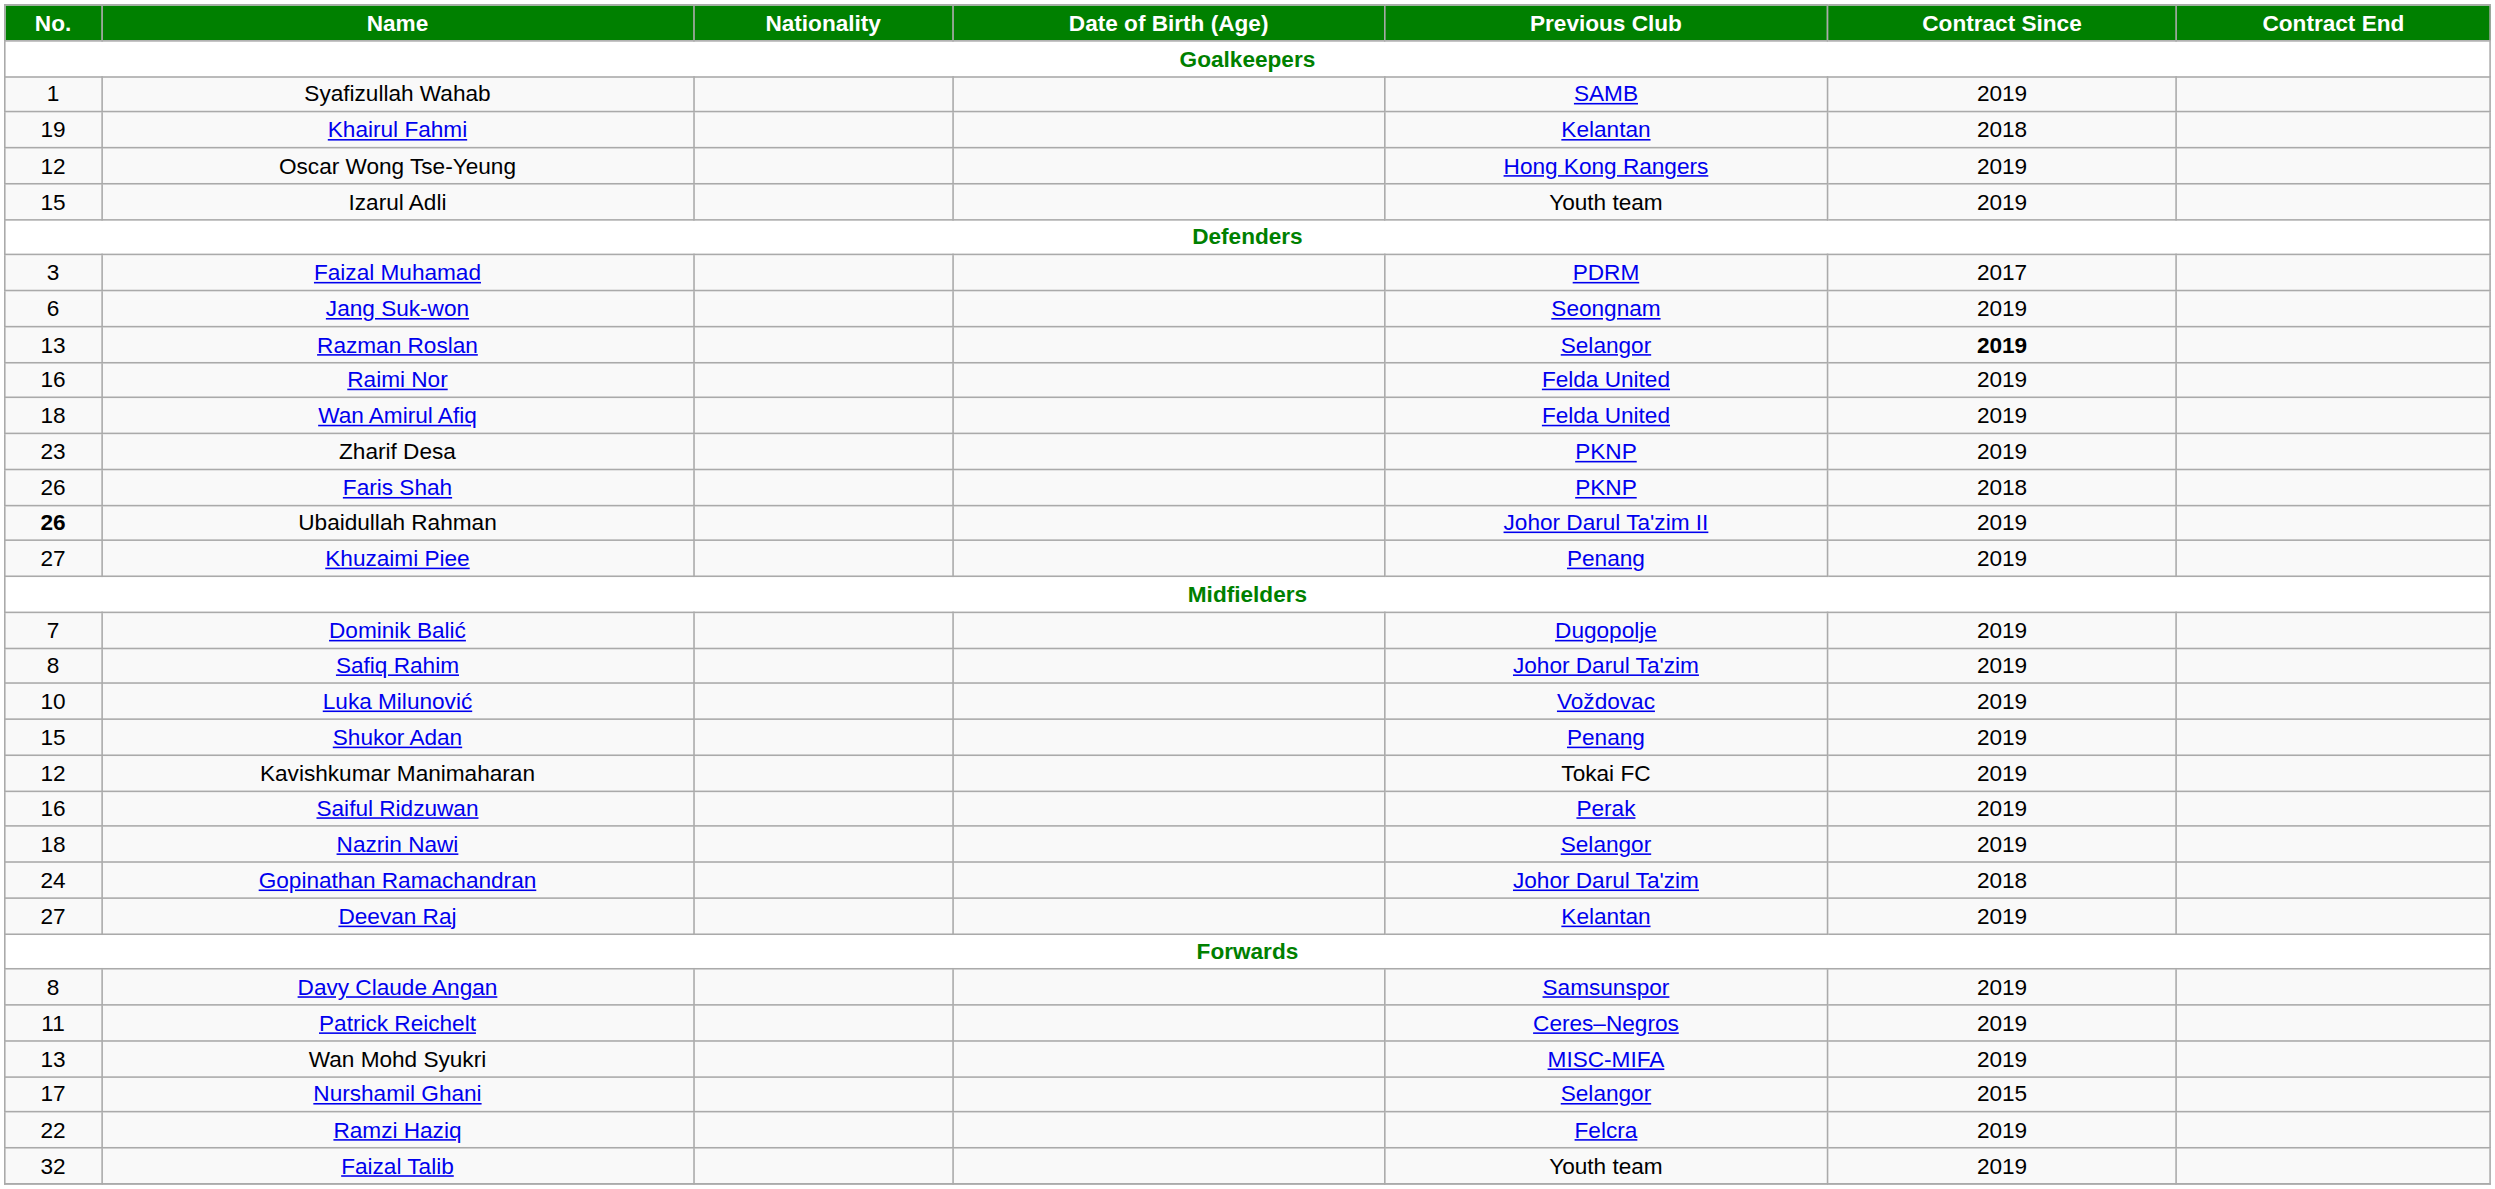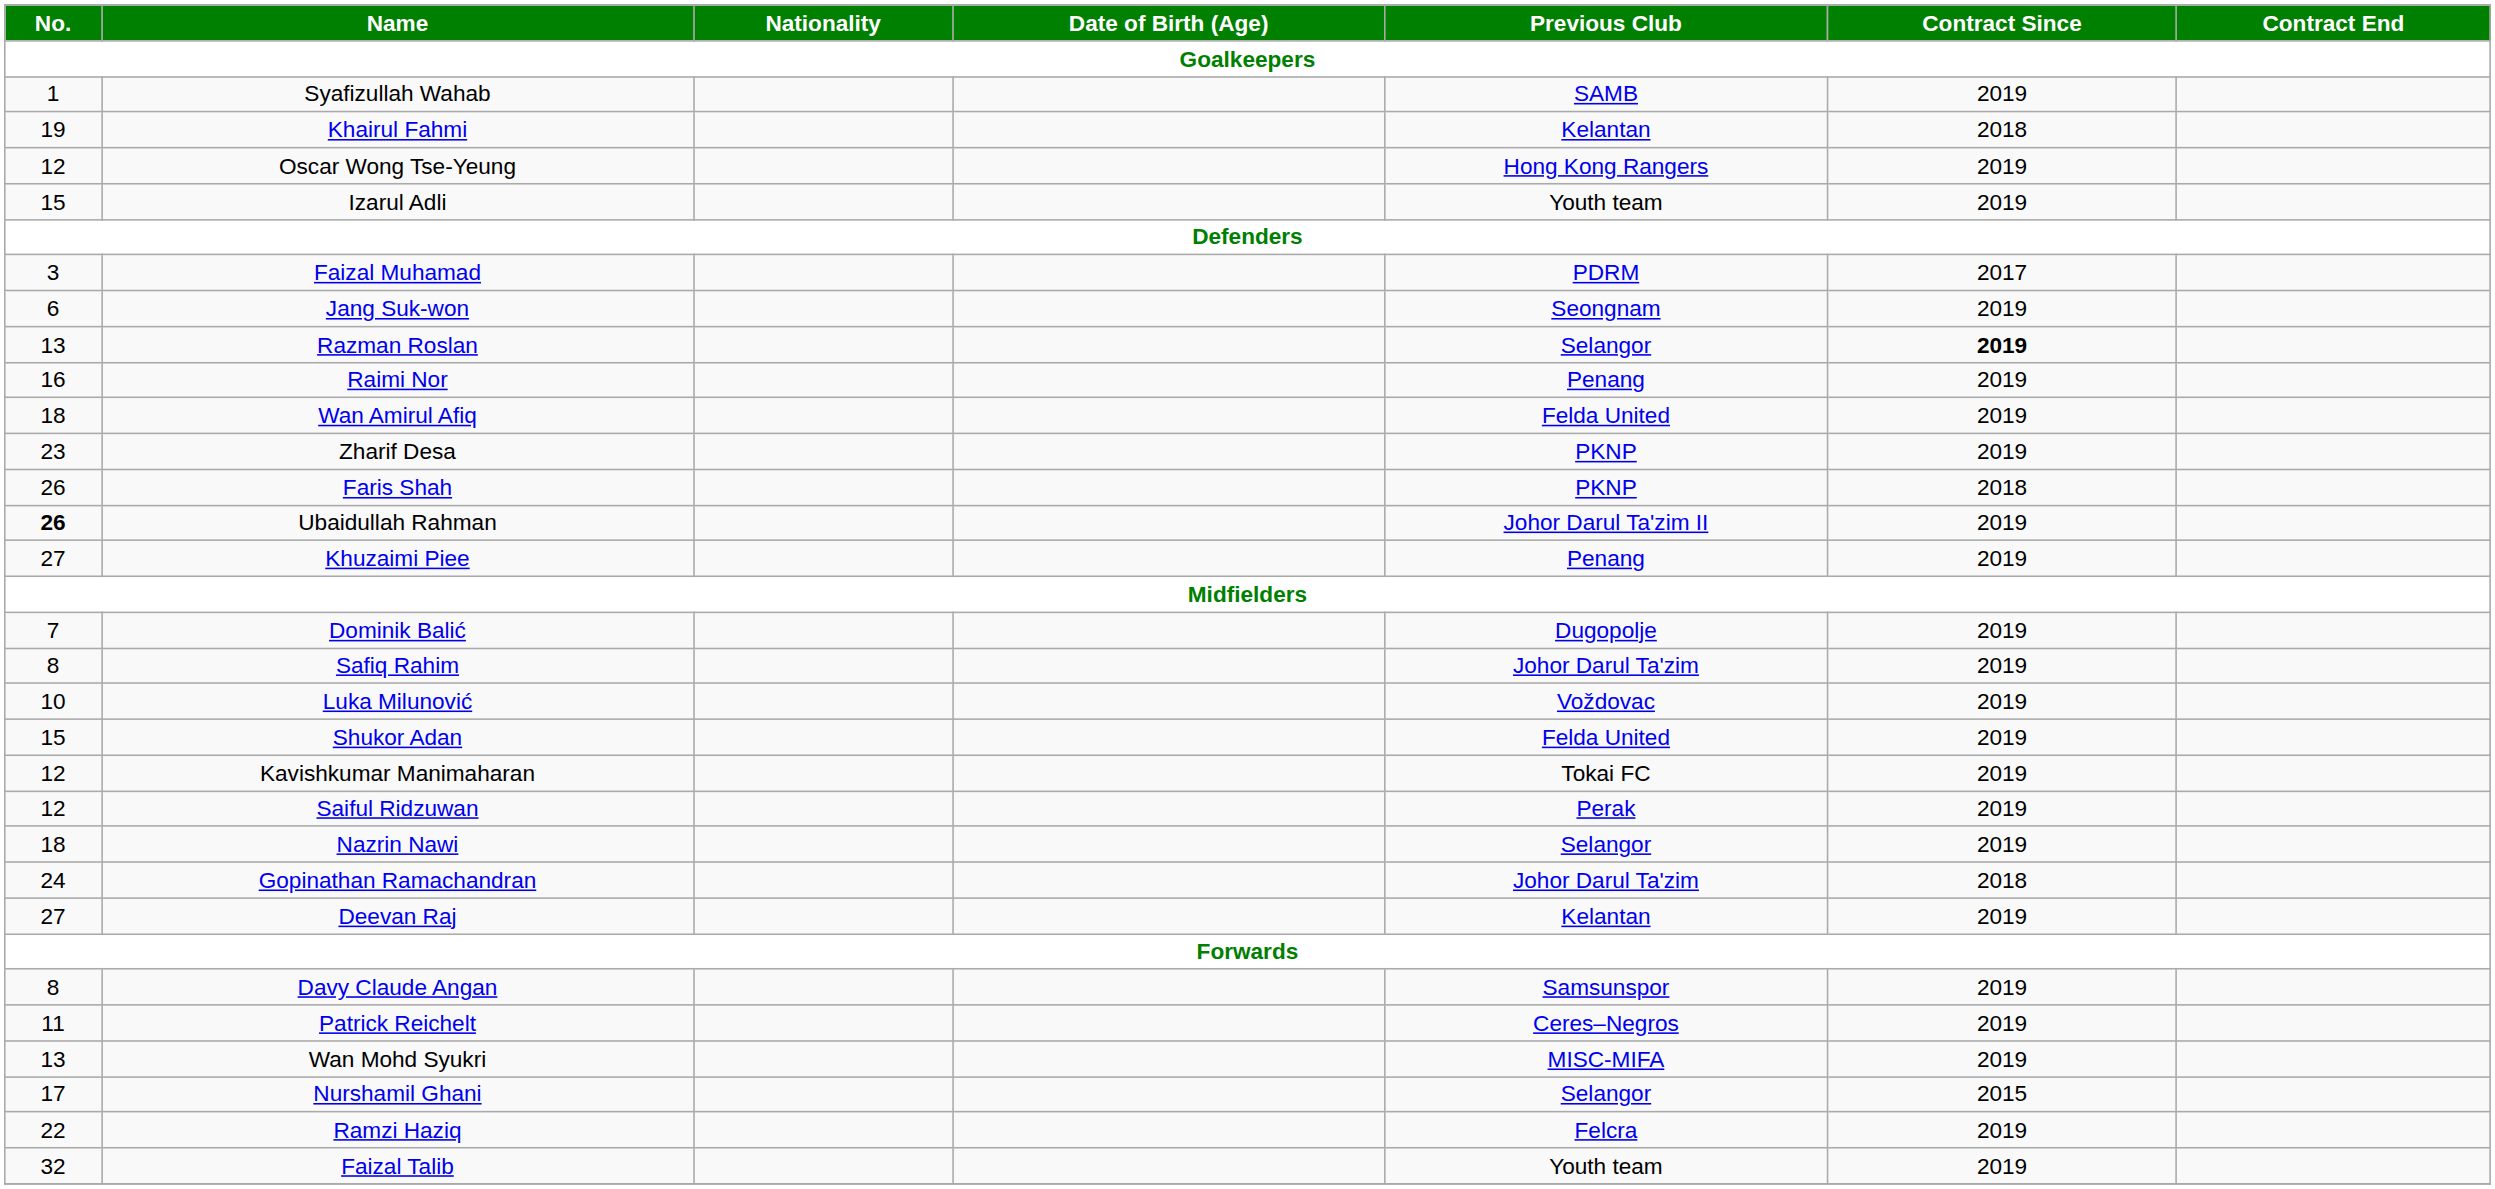(1606, 380) Felda United -> (1606, 380) Penang
(1606, 737) Penang -> (1606, 737) Felda United
(53, 809) 16 -> (53, 809) 12
